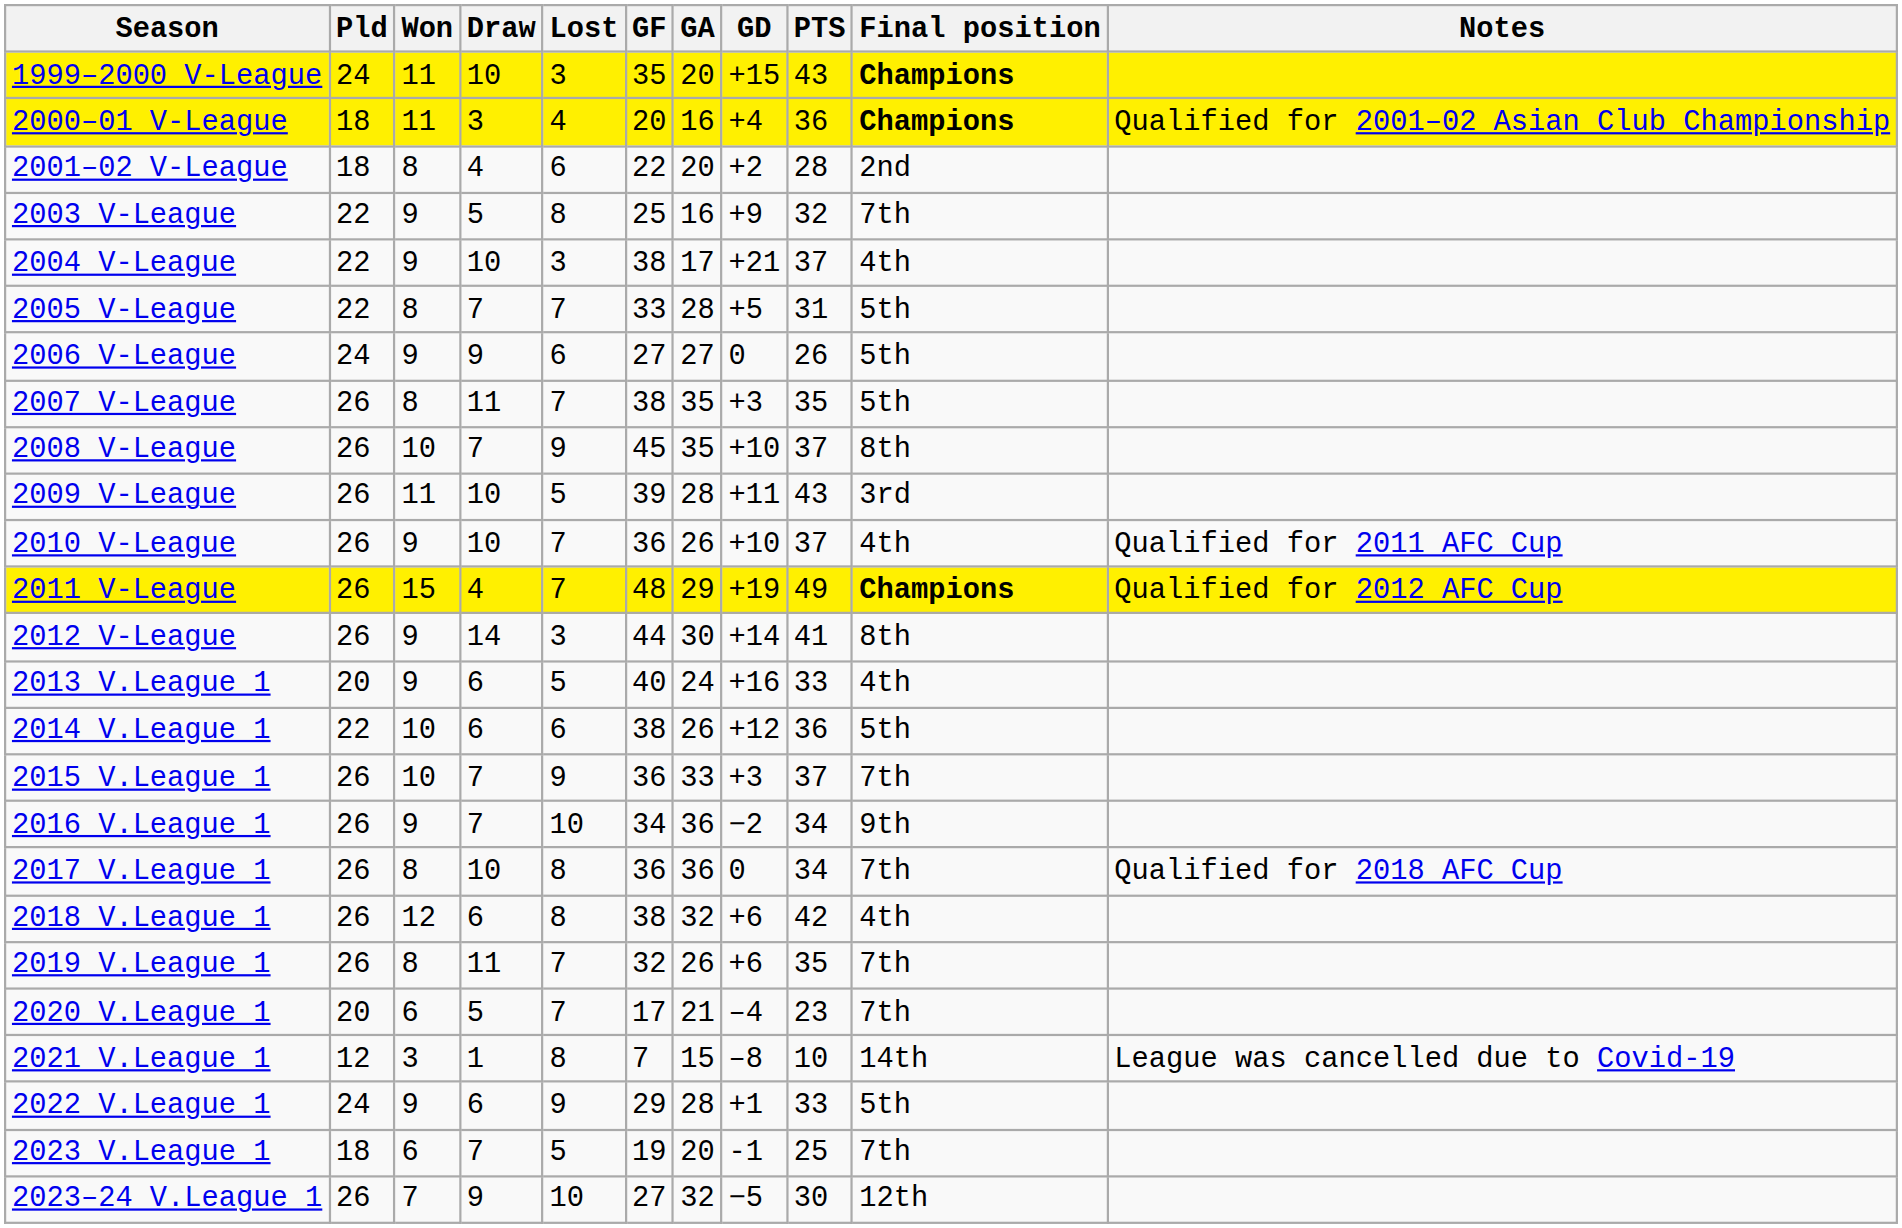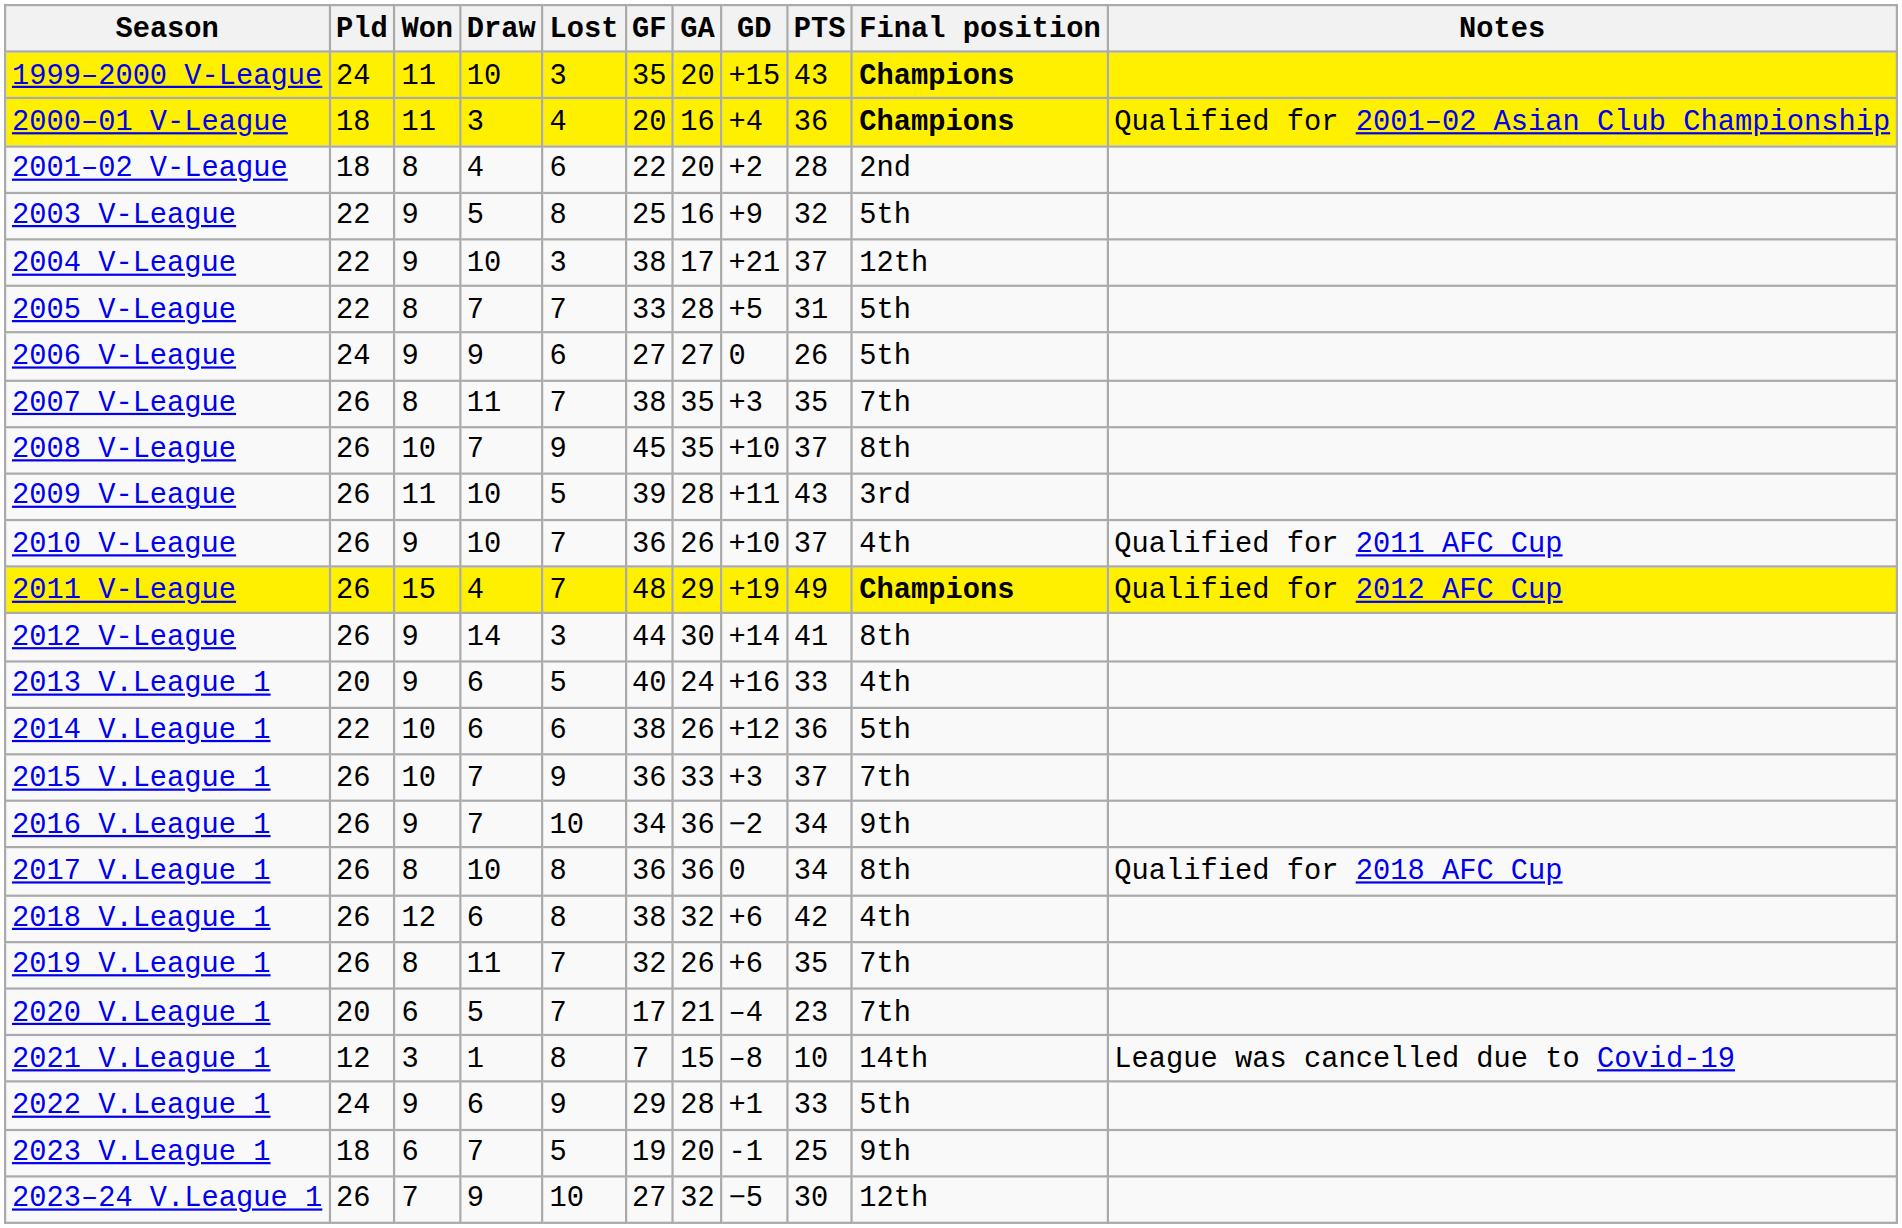(885, 216) 7th -> (885, 216) 5th
(885, 263) 4th -> (894, 263) 12th
(885, 403) 5th -> (885, 403) 7th
(885, 871) 7th -> (885, 871) 8th
(885, 1152) 7th -> (885, 1152) 9th
